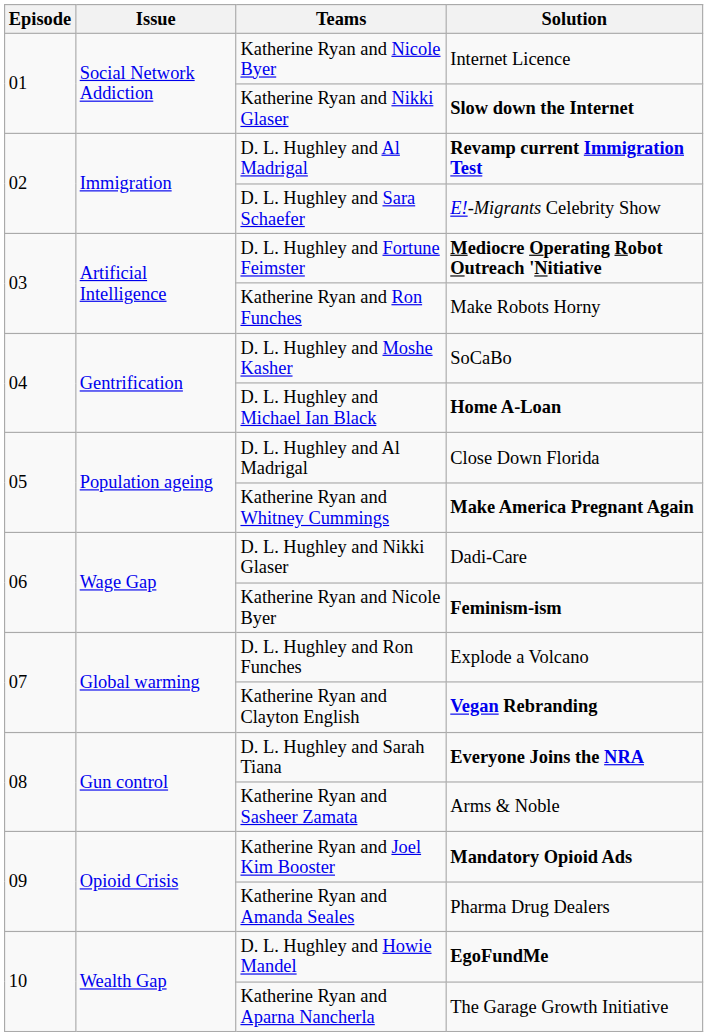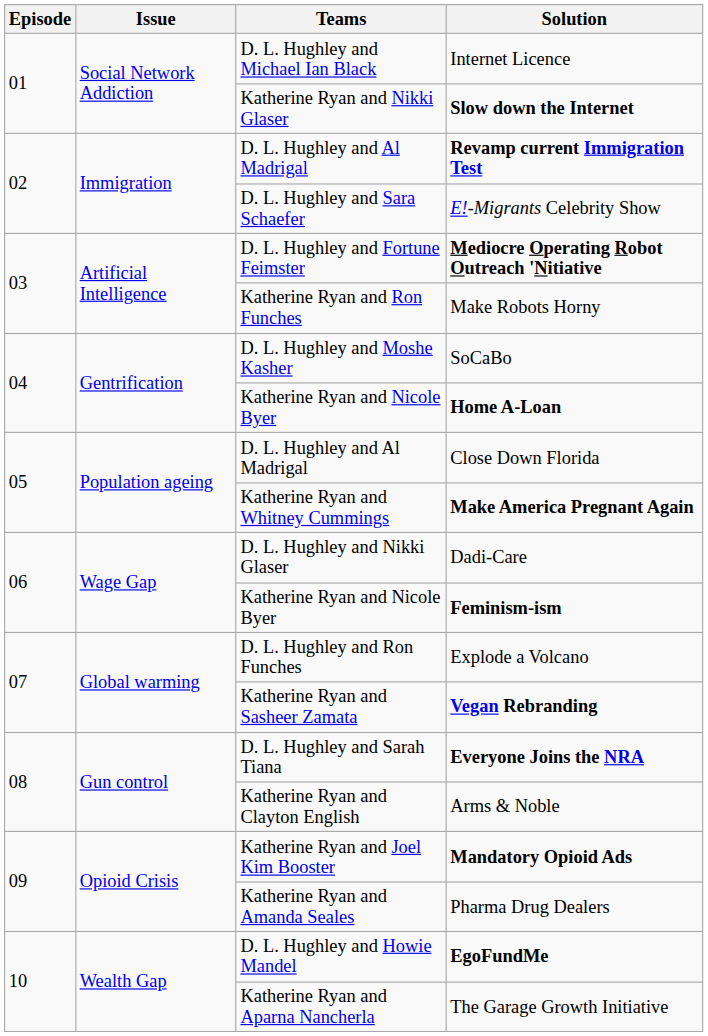(340, 58) Katherine Ryan and Nicole Byer -> (309, 58) D. L. Hughley and Michael Ian Black
(309, 407) D. L. Hughley and Michael Ian Black -> (340, 407) Katherine Ryan and Nicole Byer
(314, 707) Katherine Ryan and Clayton English -> (314, 707) Katherine Ryan and Sasheer Zamata
(314, 806) Katherine Ryan and Sasheer Zamata -> (314, 806) Katherine Ryan and Clayton English
